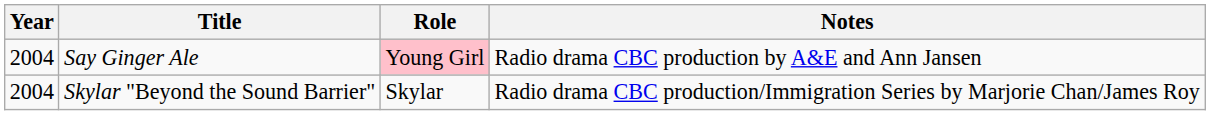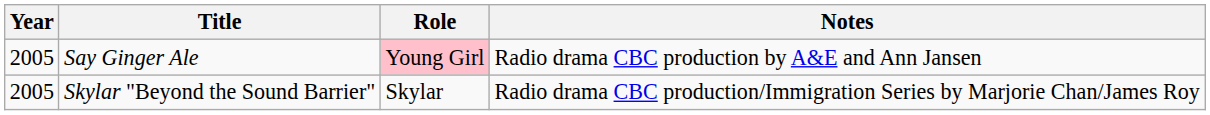(32, 57) 2004 -> (32, 57) 2005
(32, 92) 2004 -> (32, 92) 2005
